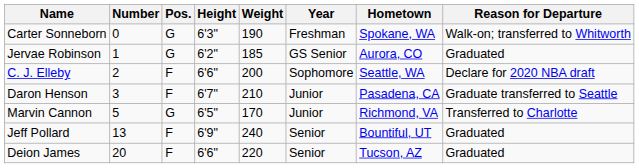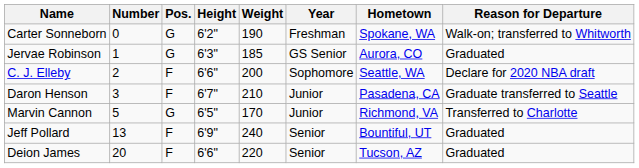(208, 34) 6'3" -> (208, 34) 6'2"
(208, 53) 6'2" -> (208, 53) 6'3"
